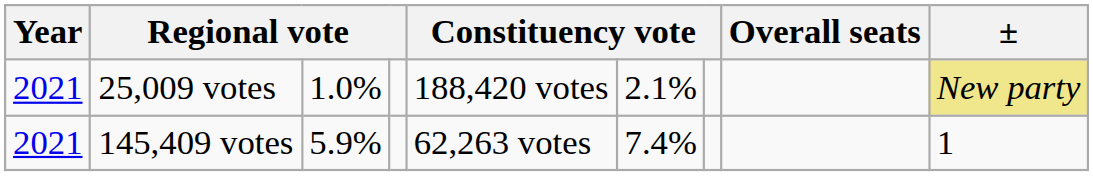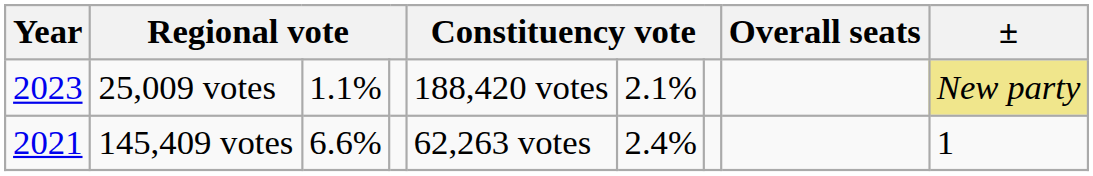(48, 87) 2021 -> (48, 87) 2023
(346, 87) 1.0% -> (346, 87) 1.1%
(346, 142) 5.9% -> (346, 142) 6.6%
(661, 142) 7.4% -> (661, 142) 2.4%
